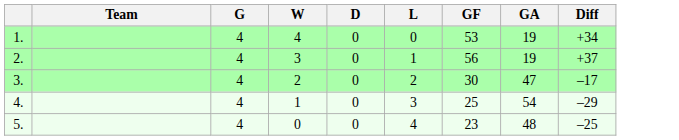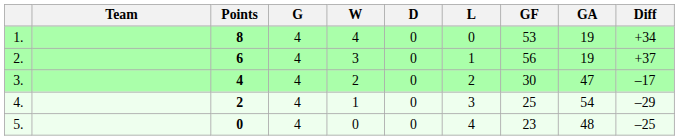+ column: (240, 15)
